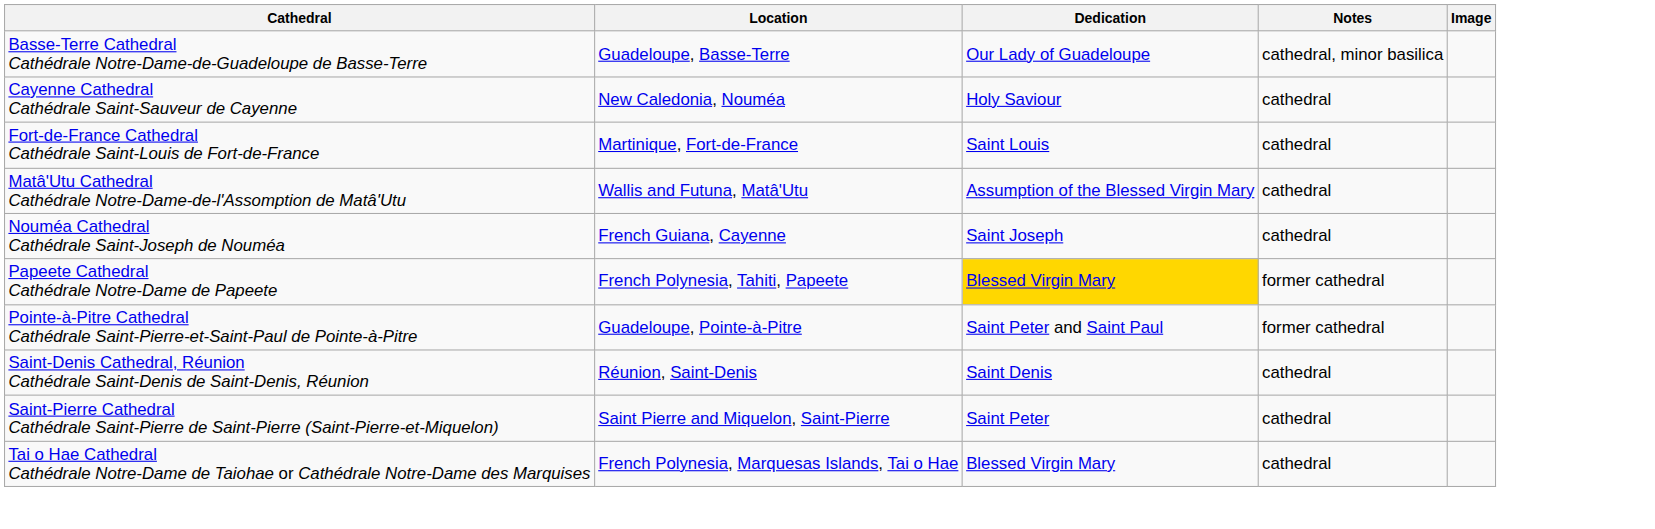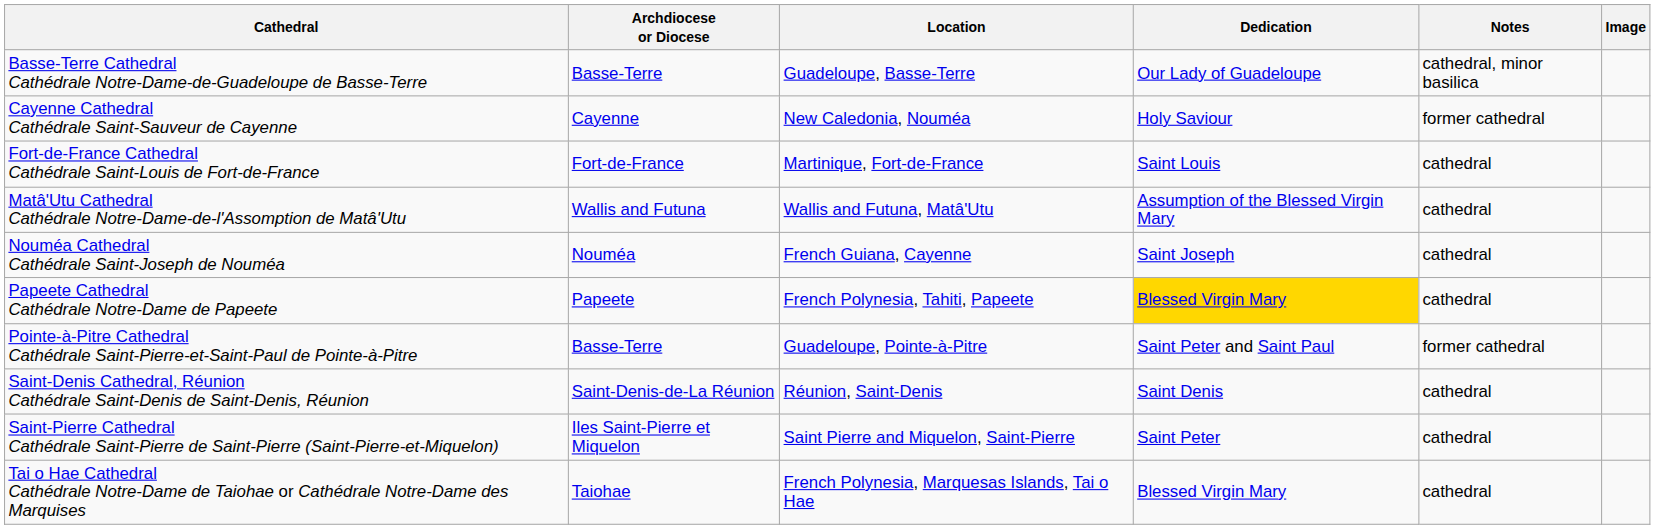+ column: (674, 28)
(1297, 99) cathedral -> (1484, 118) former cathedral
(1323, 281) former cathedral -> (1457, 300) cathedral
